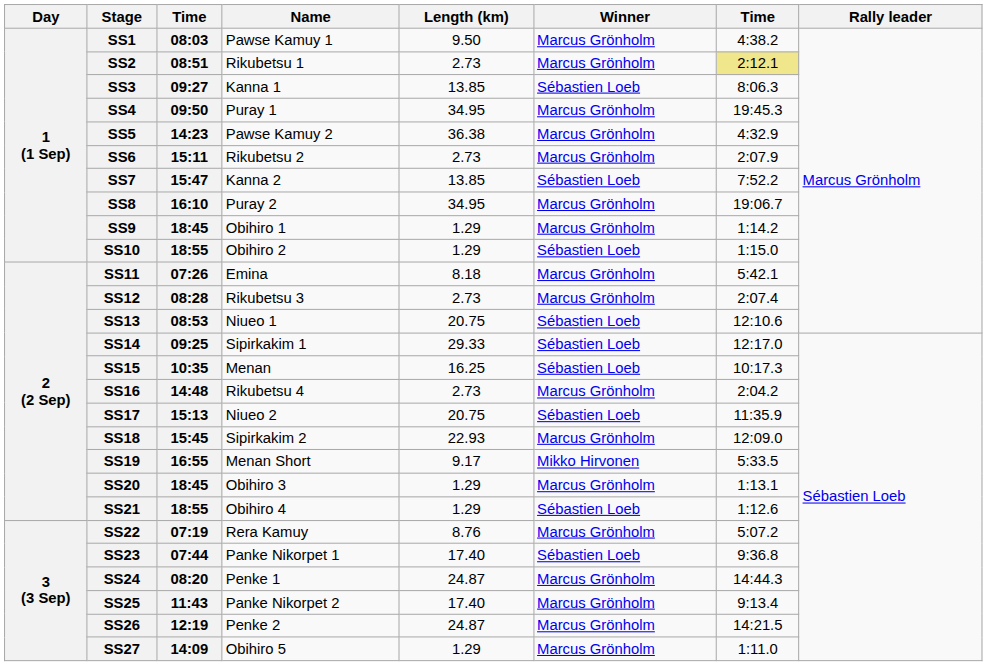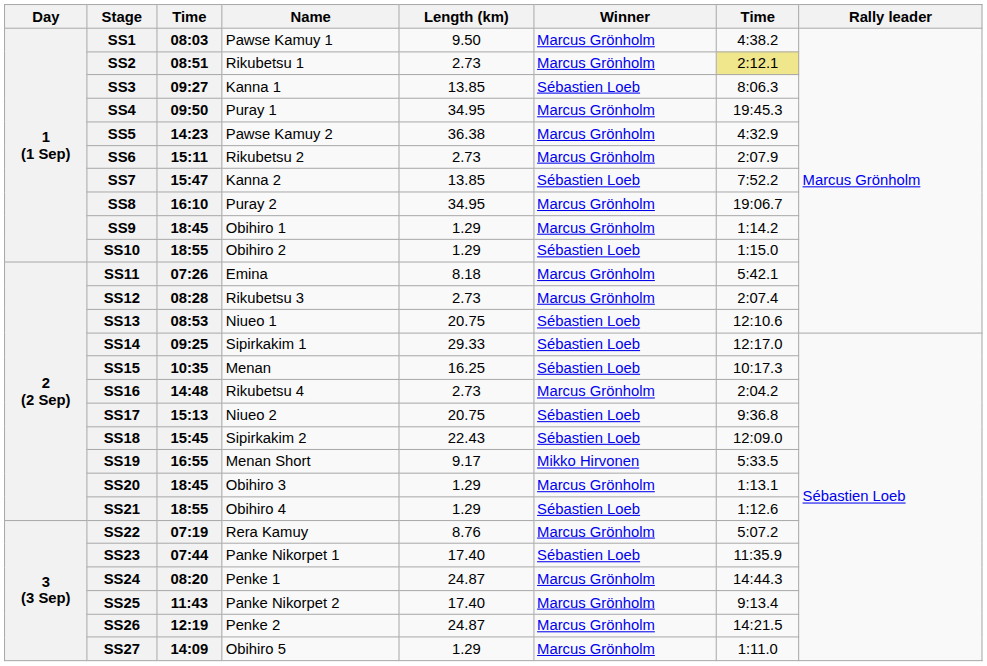(758, 415) 11:35.9 -> (758, 415) 9:36.8
(466, 438) 22.93 -> (466, 438) 22.43
(596, 438) Marcus Grönholm -> (589, 438) Sébastien Loeb
(758, 556) 9:36.8 -> (758, 556) 11:35.9
